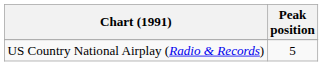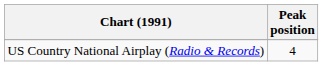(292, 50) 5 -> (292, 50) 4
